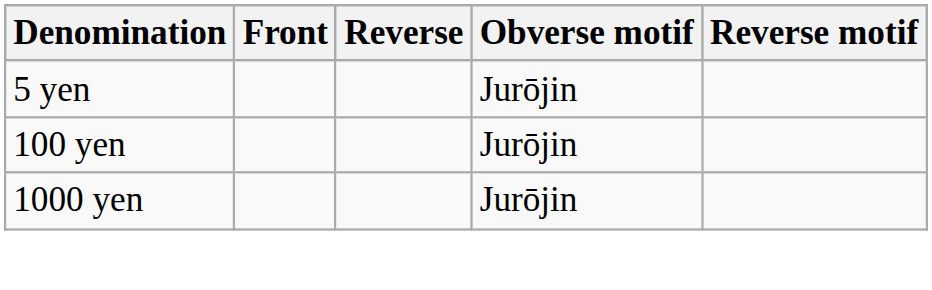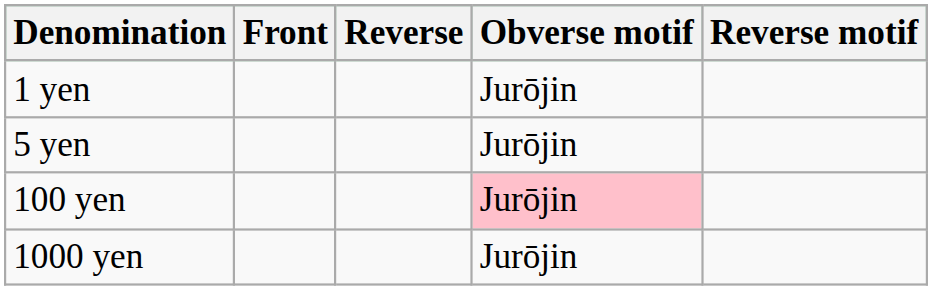+ row: (52, 88)
(529, 144) no background -> (529, 199) pink background
